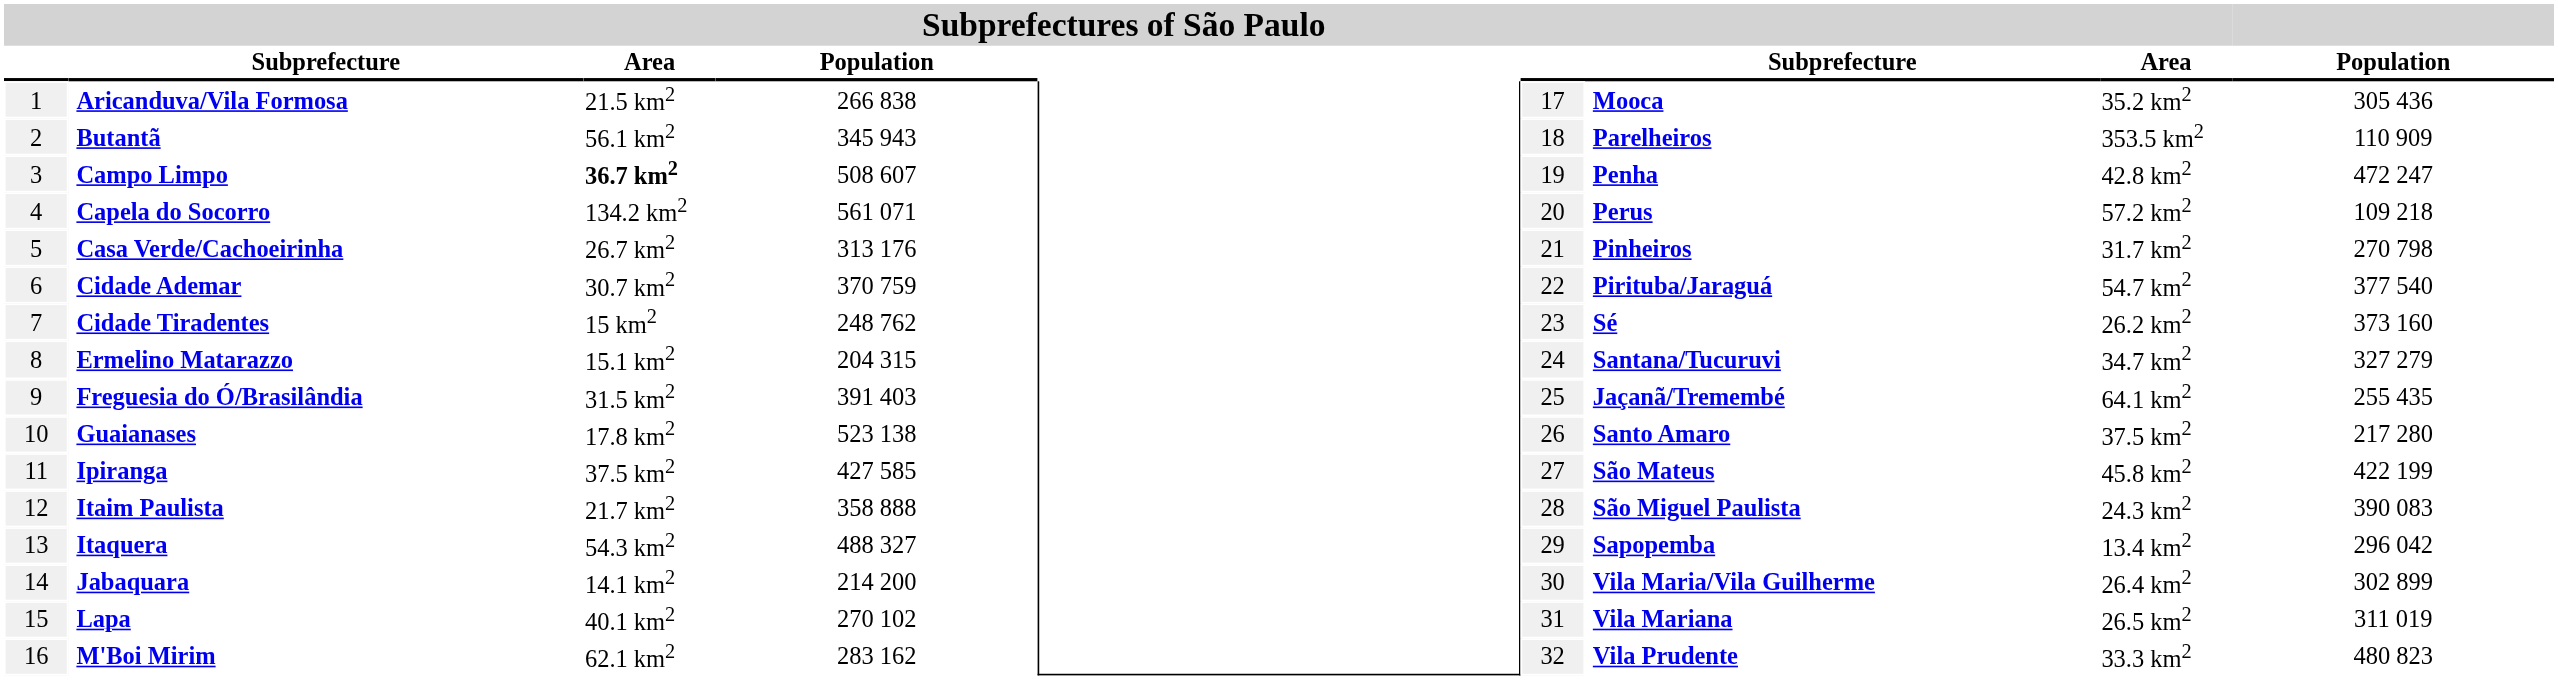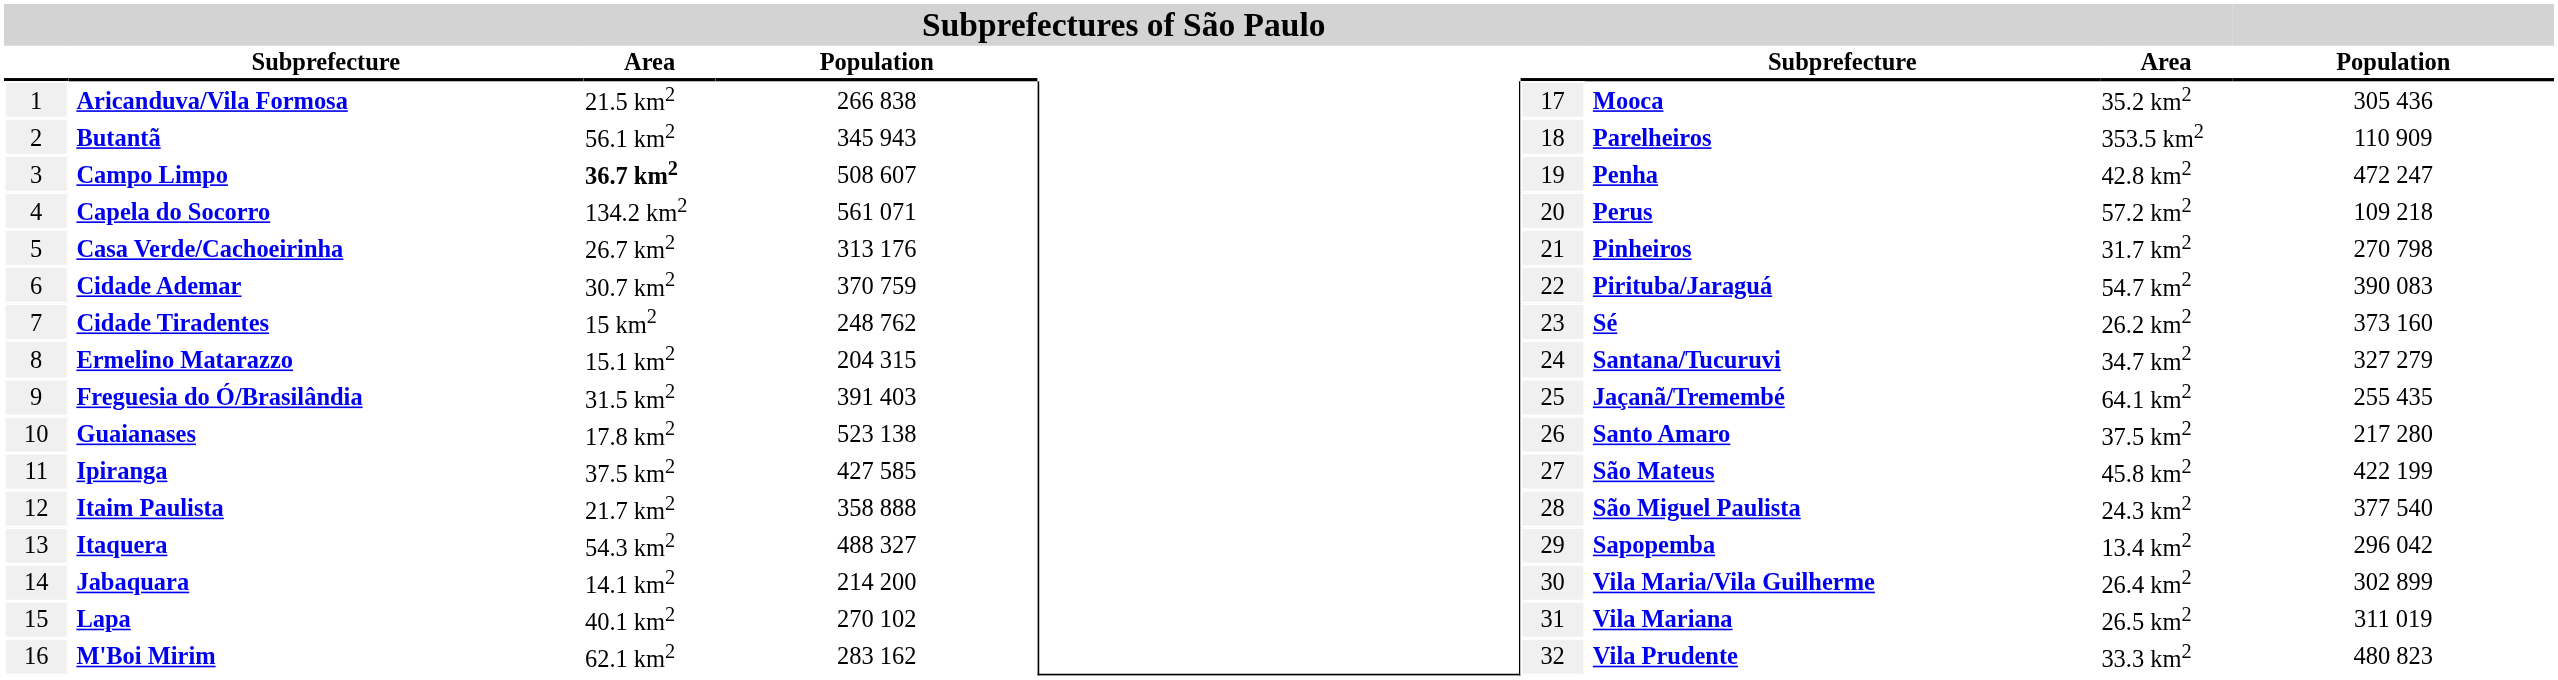(2393, 285) 377 540 -> (2393, 285) 390 083
(2393, 507) 390 083 -> (2393, 507) 377 540
